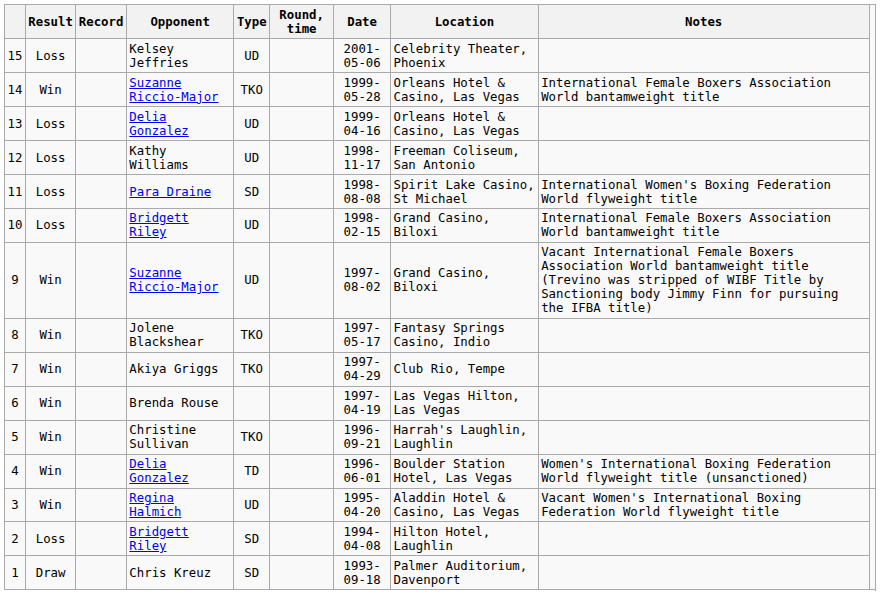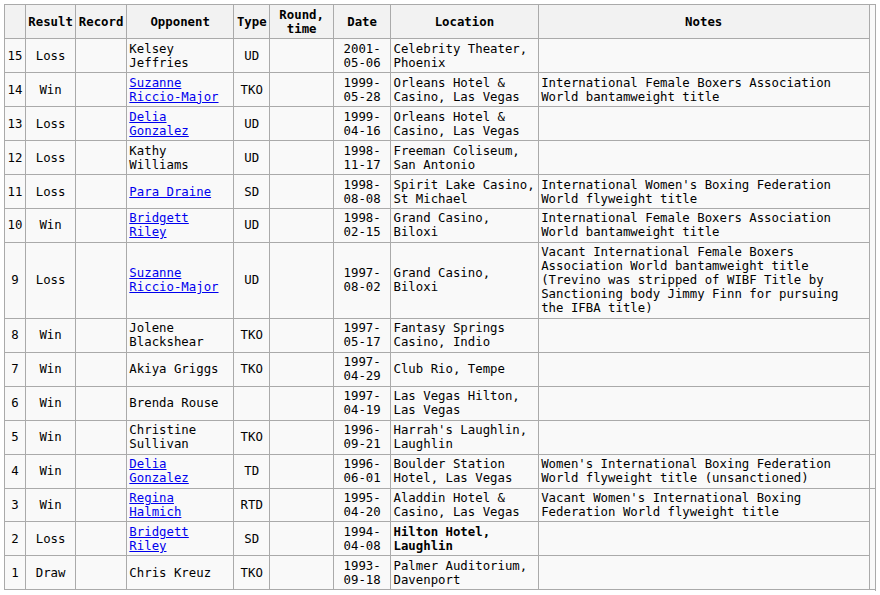(51, 225) Loss -> (51, 225) Win
(51, 280) Win -> (51, 280) Loss
(252, 505) UD -> (252, 505) RTD
(442, 539) normal -> (442, 539) bold
(252, 573) SD -> (252, 573) TKO
